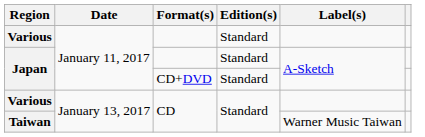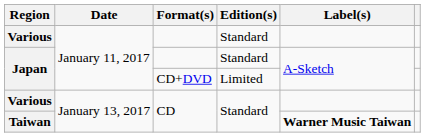(244, 79) Standard -> (241, 79) Limited
(342, 121) normal -> (347, 121) bold
